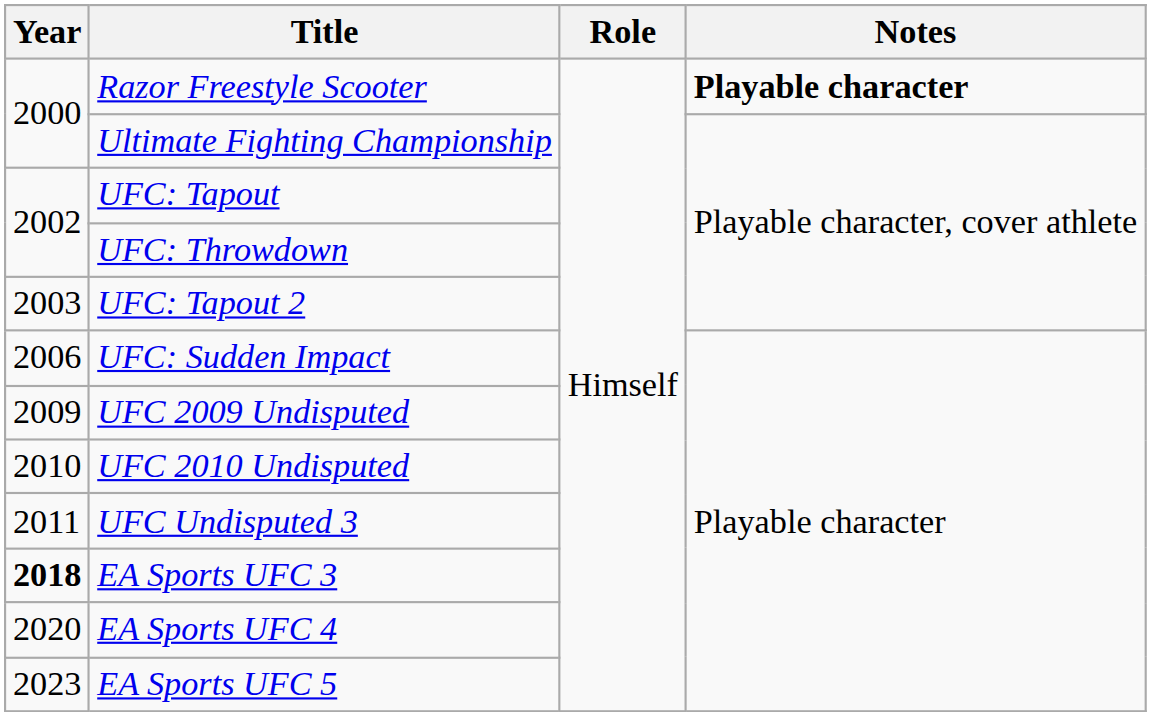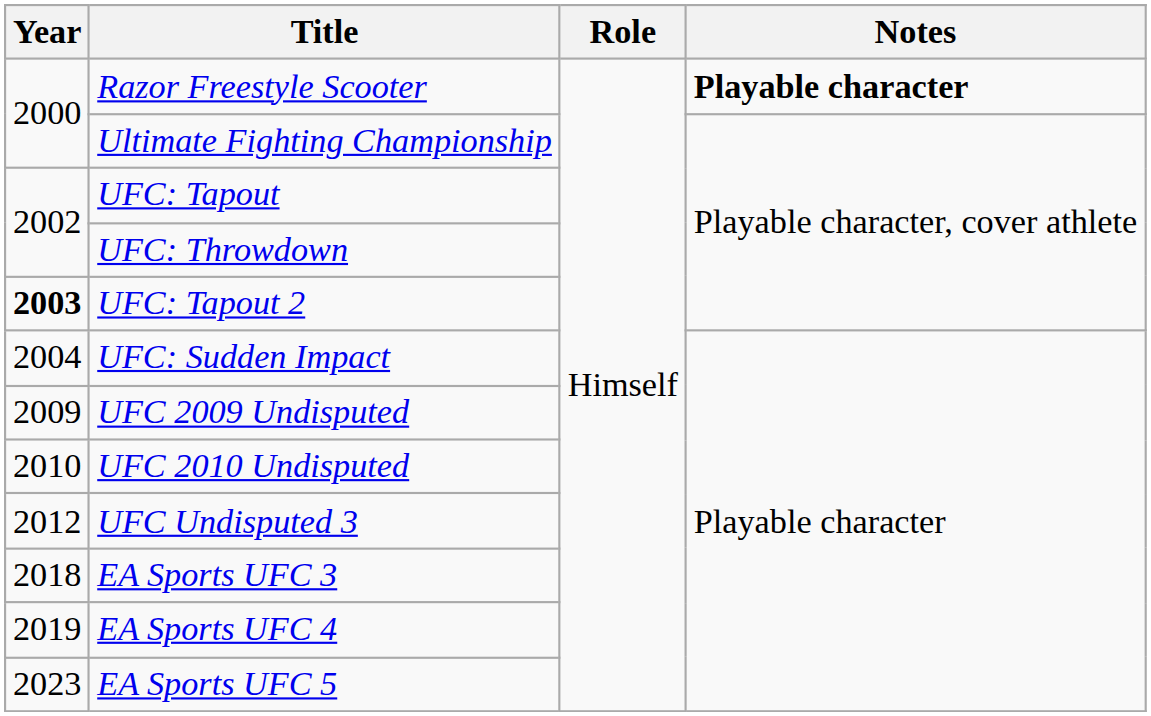(47, 303) normal -> (47, 303) bold
(47, 357) 2006 -> (47, 357) 2004
(47, 520) 2011 -> (47, 520) 2012
(47, 574) bold -> (47, 574) normal
(47, 628) 2020 -> (47, 628) 2019
